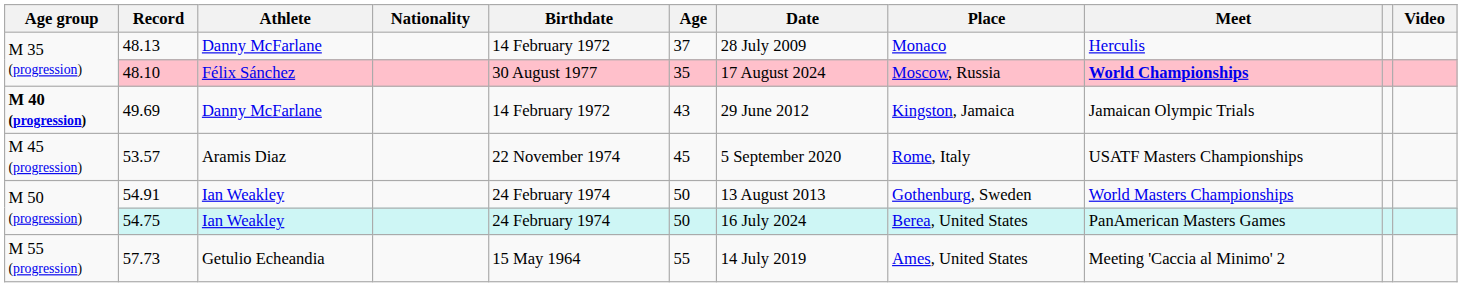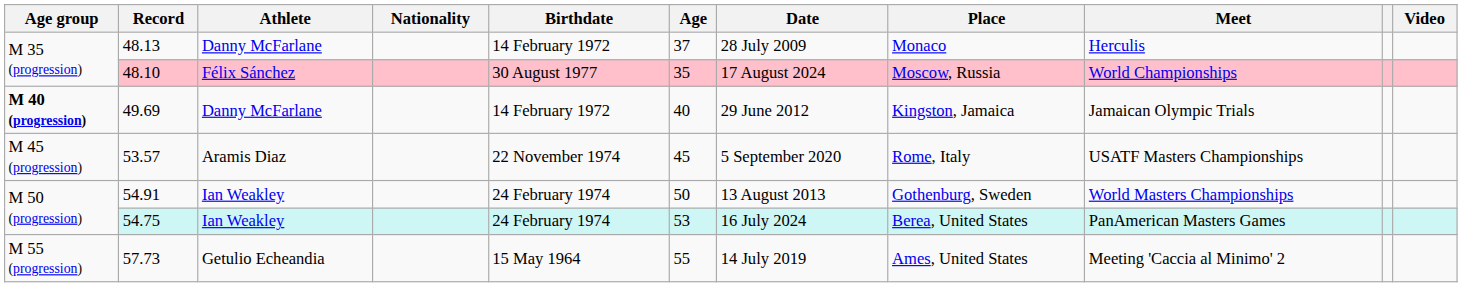(1169, 73) bold -> (1163, 73) normal
(682, 110) 43 -> (682, 110) 40
(682, 221) 50 -> (682, 221) 53
